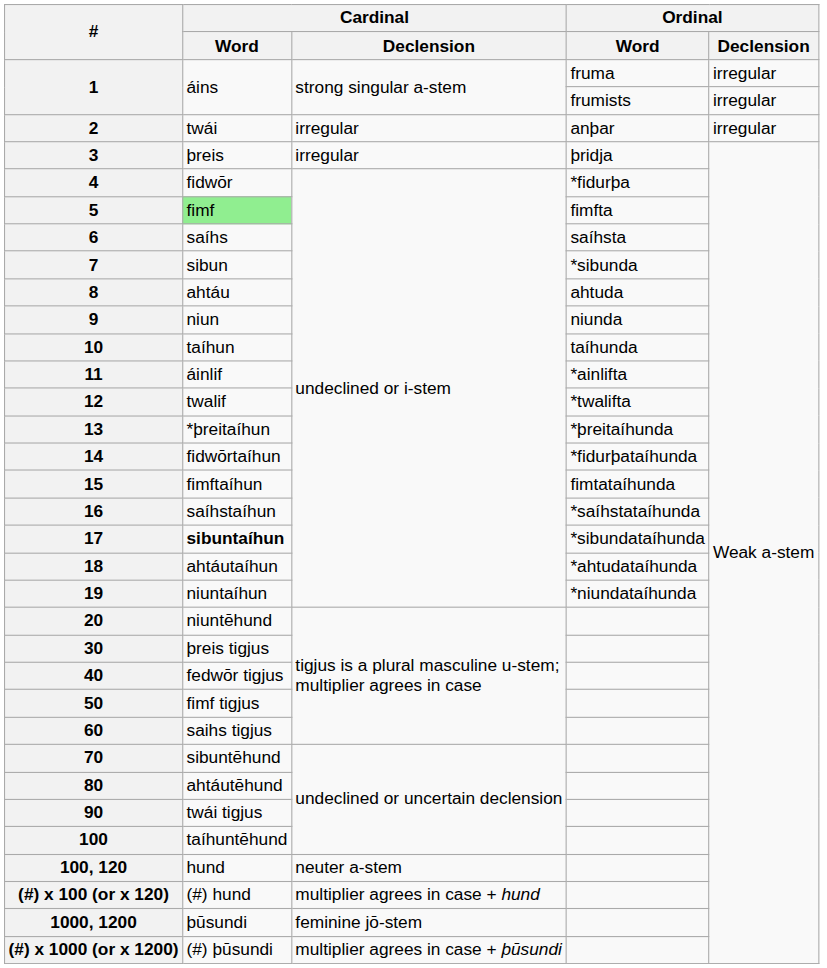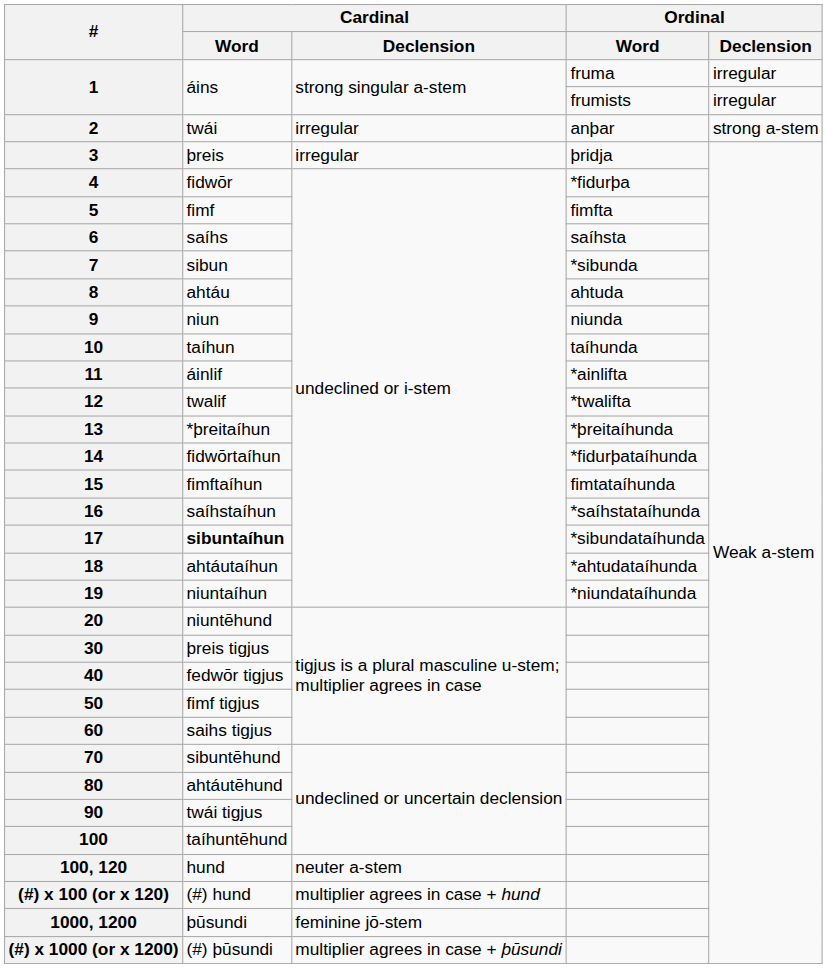(745, 127) irregular -> (766, 127) strong a-stem
(200, 210) lightgreen background -> (200, 210) no background
